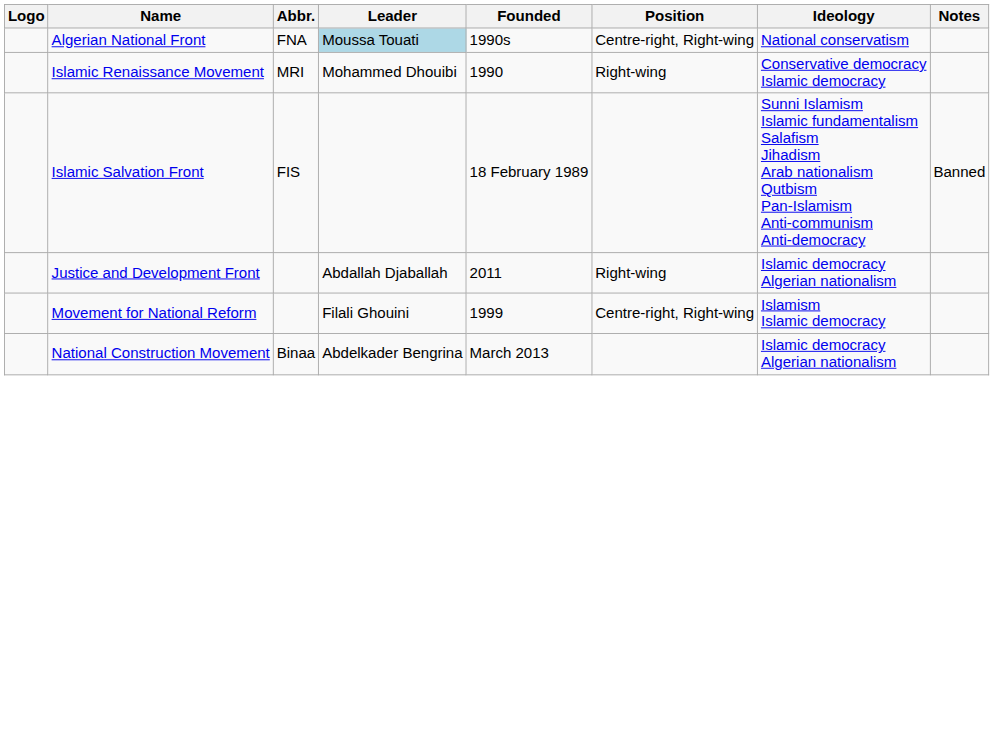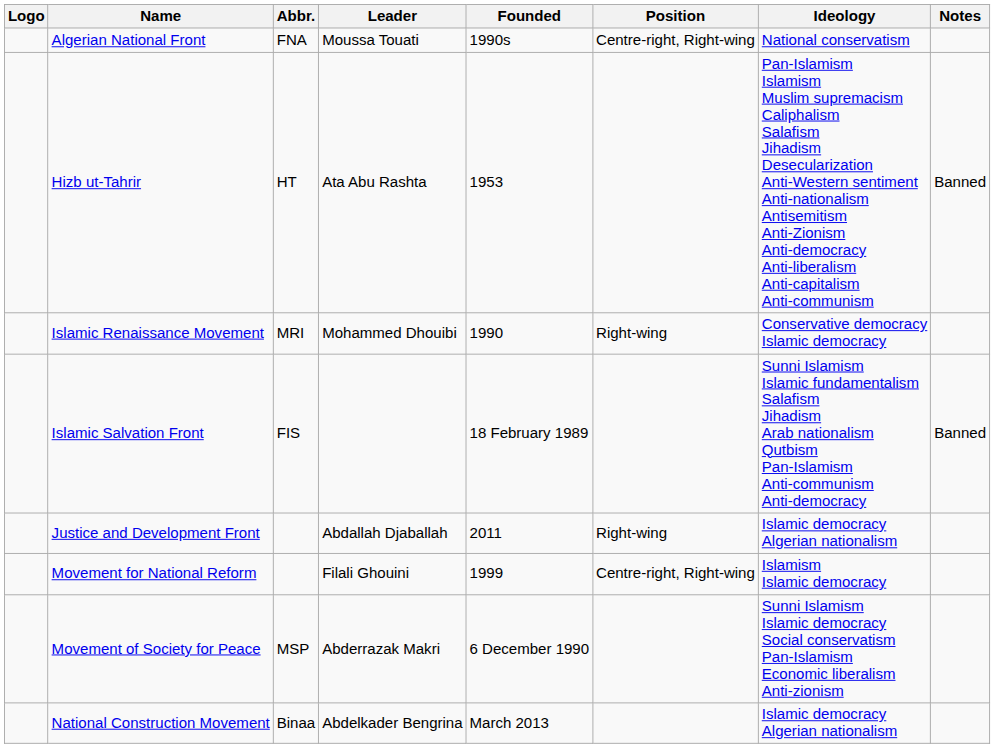(370, 40) lightblue background -> (370, 40) no background
+ row: (96, 182)
+ row: (156, 648)
